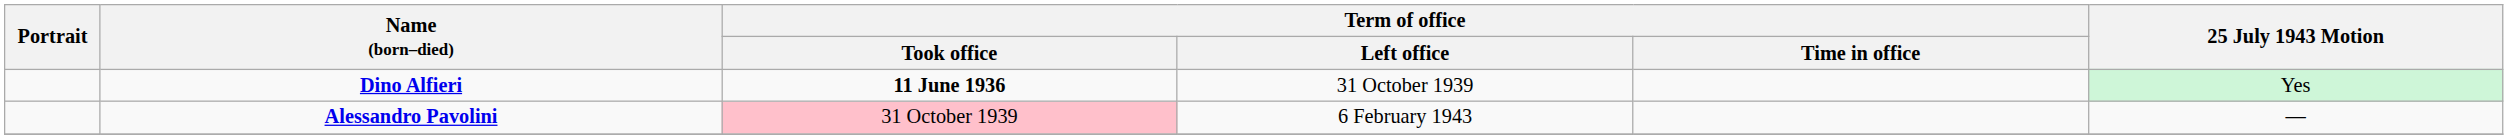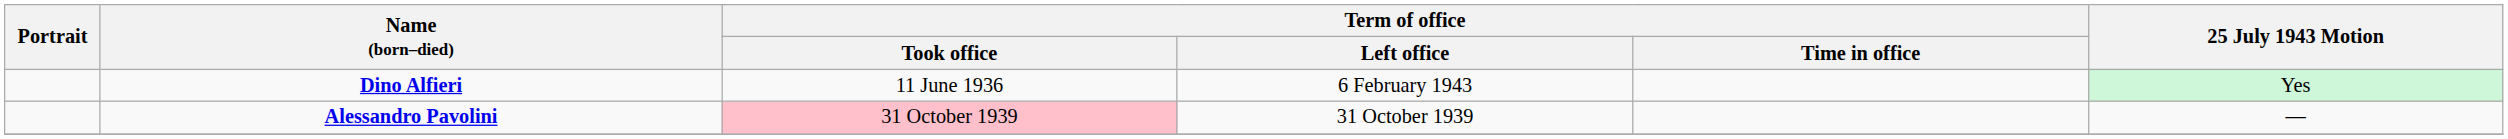(949, 85) bold -> (949, 85) normal
(1405, 85) 31 October 1939 -> (1405, 85) 6 February 1943
(1405, 117) 6 February 1943 -> (1405, 117) 31 October 1939
